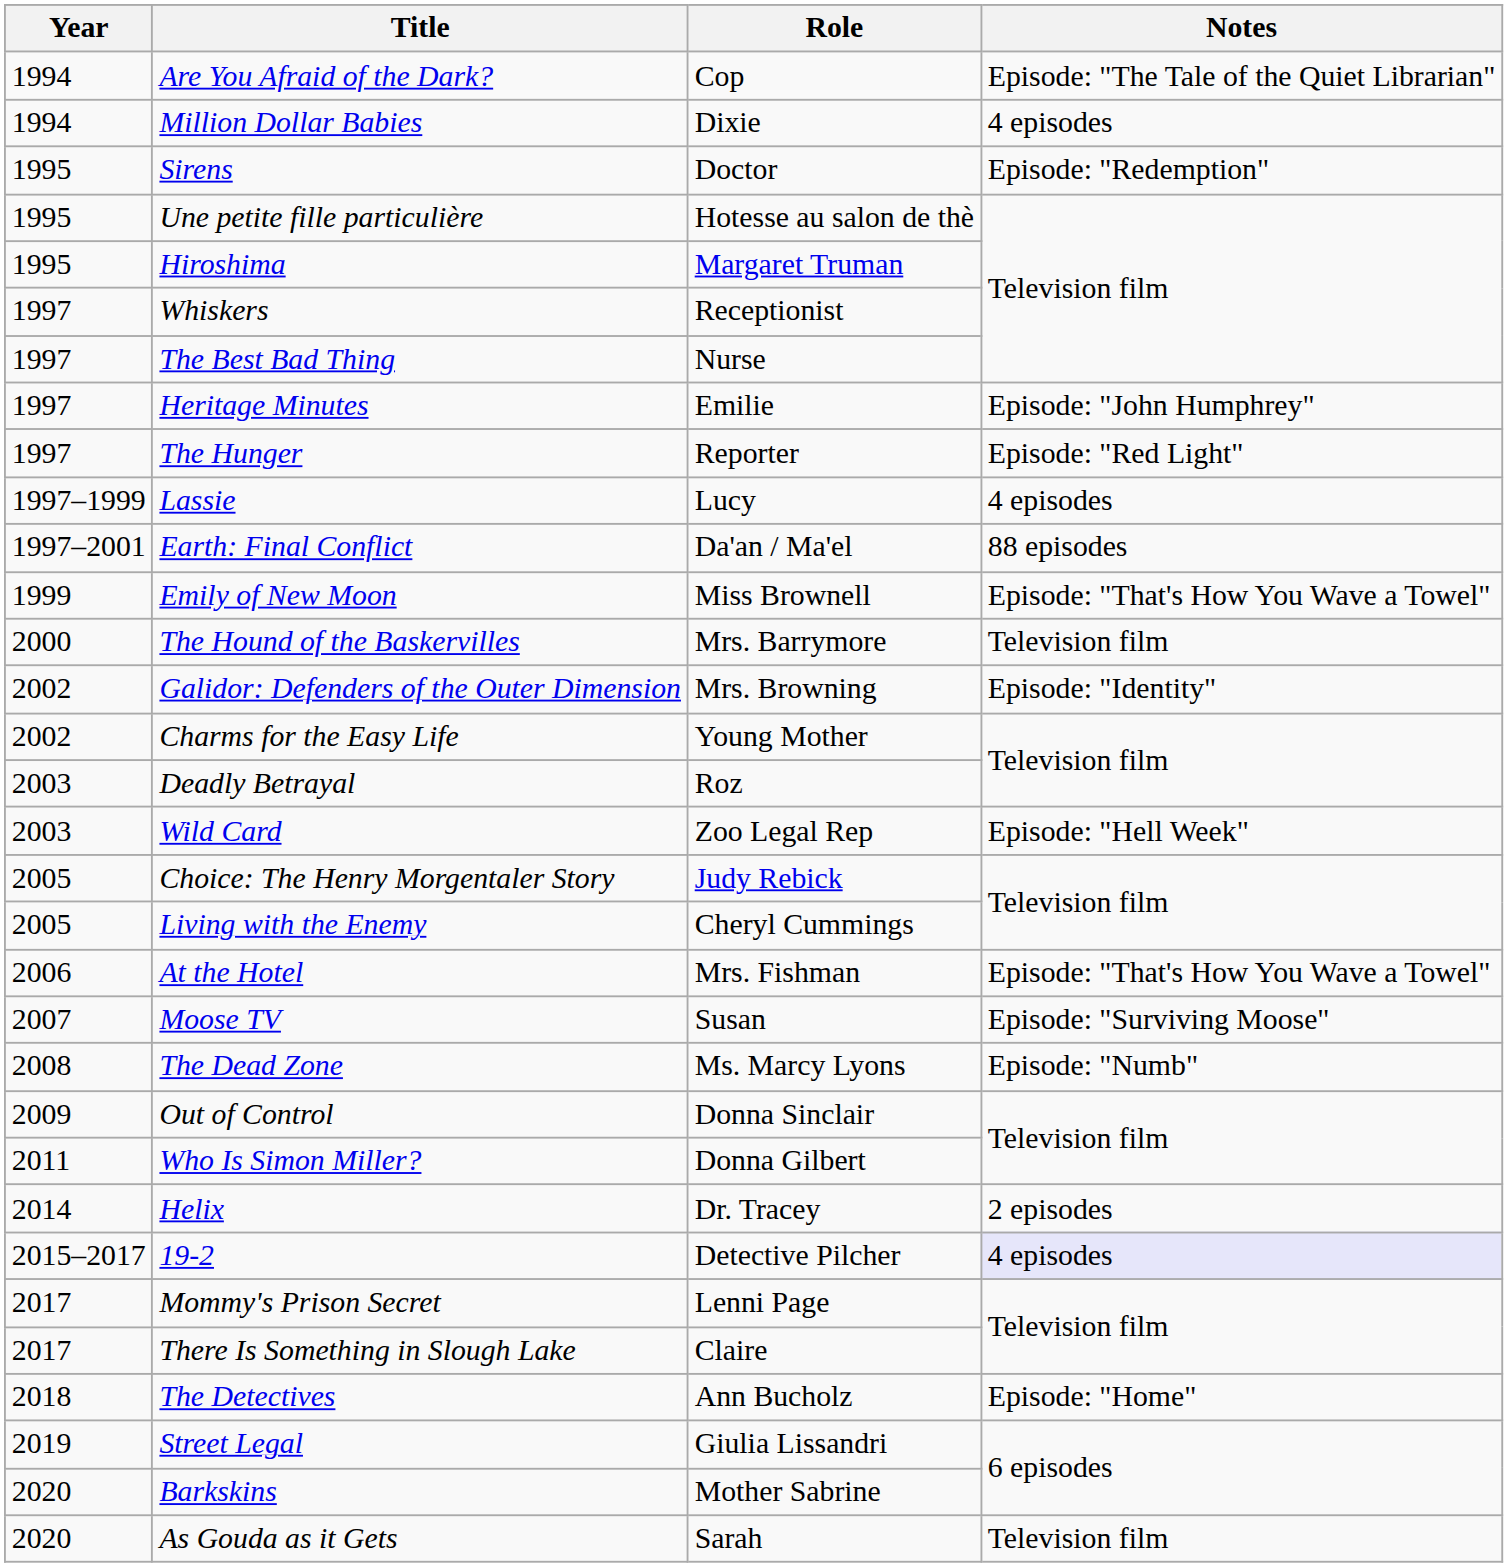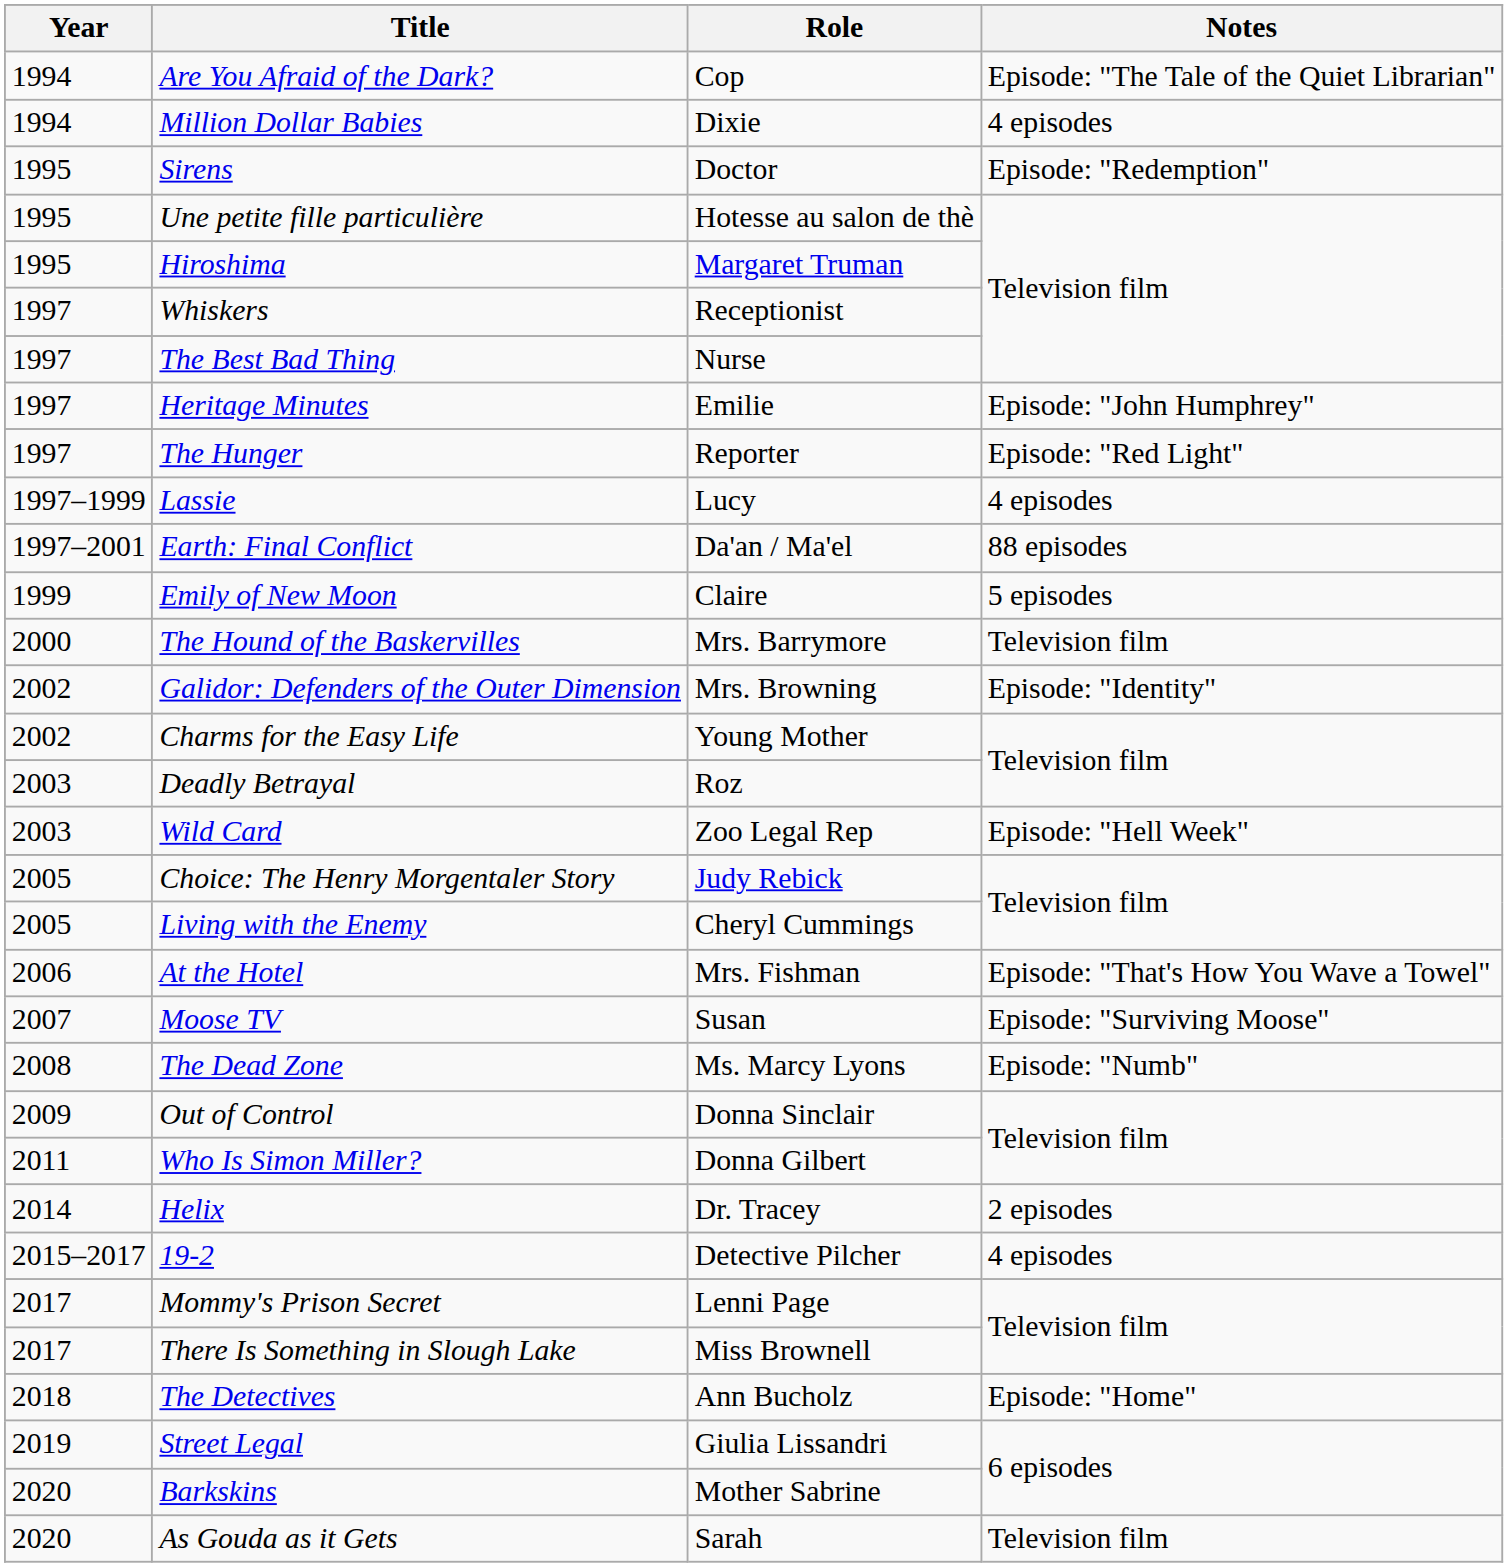(783, 594) Miss Brownell -> (731, 594) Claire
(1239, 594) Episode: "That's How You Wave a Towel" -> (1050, 594) 5 episodes
(1050, 1255) lavender background -> (1050, 1255) no background
(731, 1349) Claire -> (783, 1349) Miss Brownell
